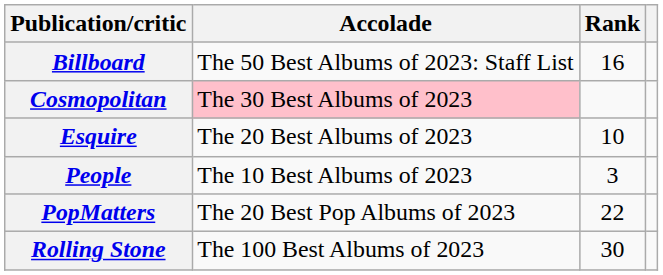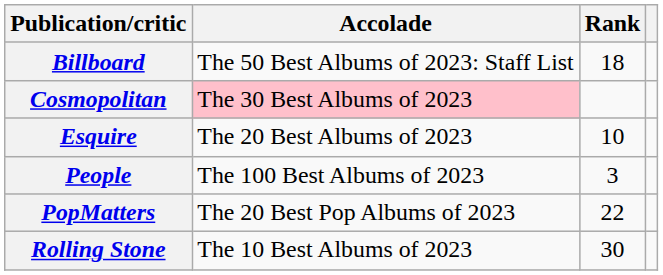(613, 61) 16 -> (613, 61) 18
(335, 174) The 10 Best Albums of 2023 -> (341, 174) The 100 Best Albums of 2023
(341, 250) The 100 Best Albums of 2023 -> (335, 250) The 10 Best Albums of 2023
